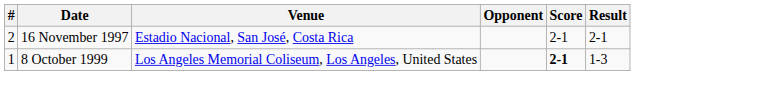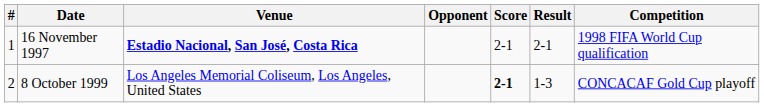+ column: (667, 15)
(11, 37) 2 -> (11, 45) 1
(244, 37) normal -> (242, 45) bold
(11, 59) 1 -> (11, 83) 2
